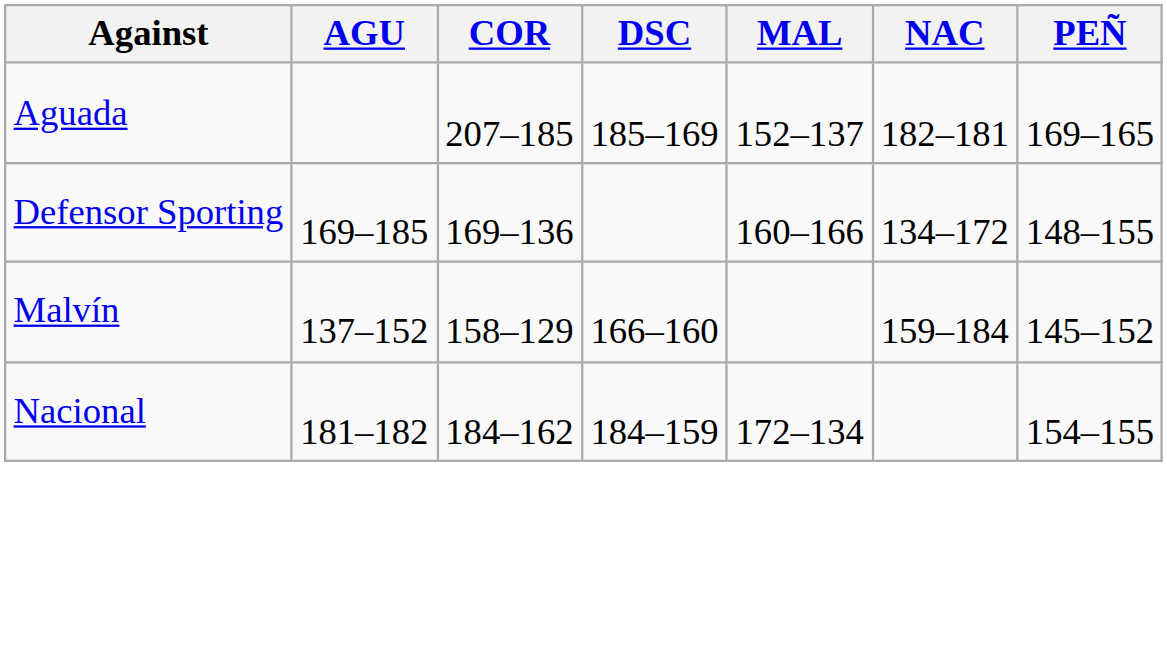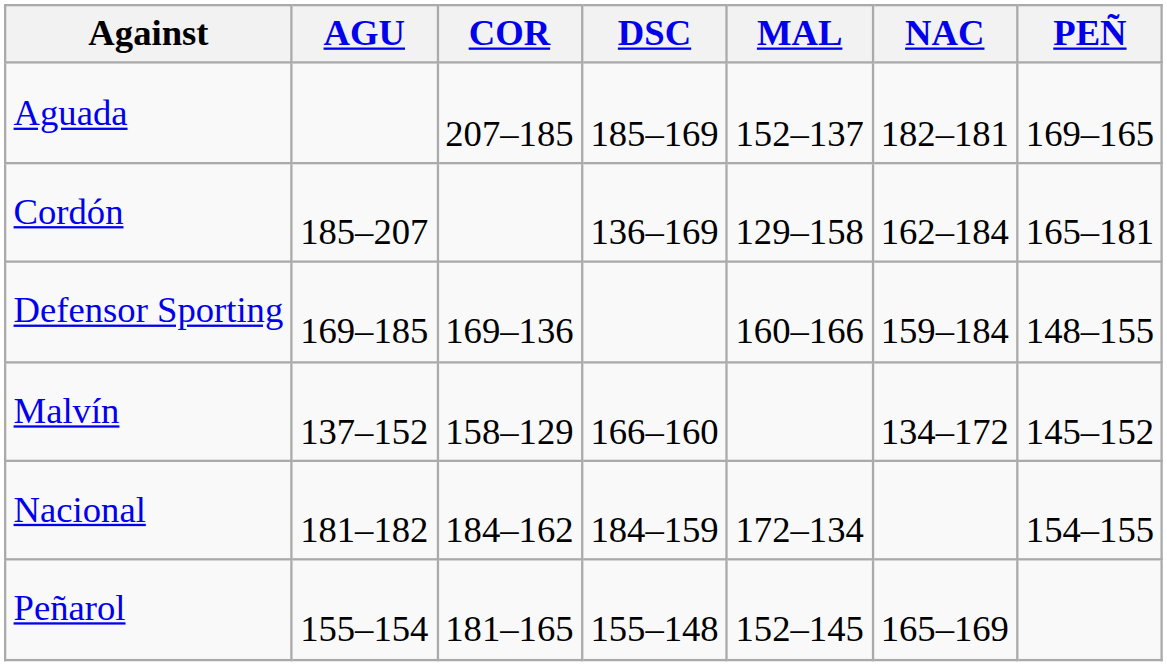+ row: (69, 211)
(945, 232) 134–172 -> (945, 331) 159–184
(945, 331) 159–184 -> (945, 430) 134–172
+ row: (70, 608)
